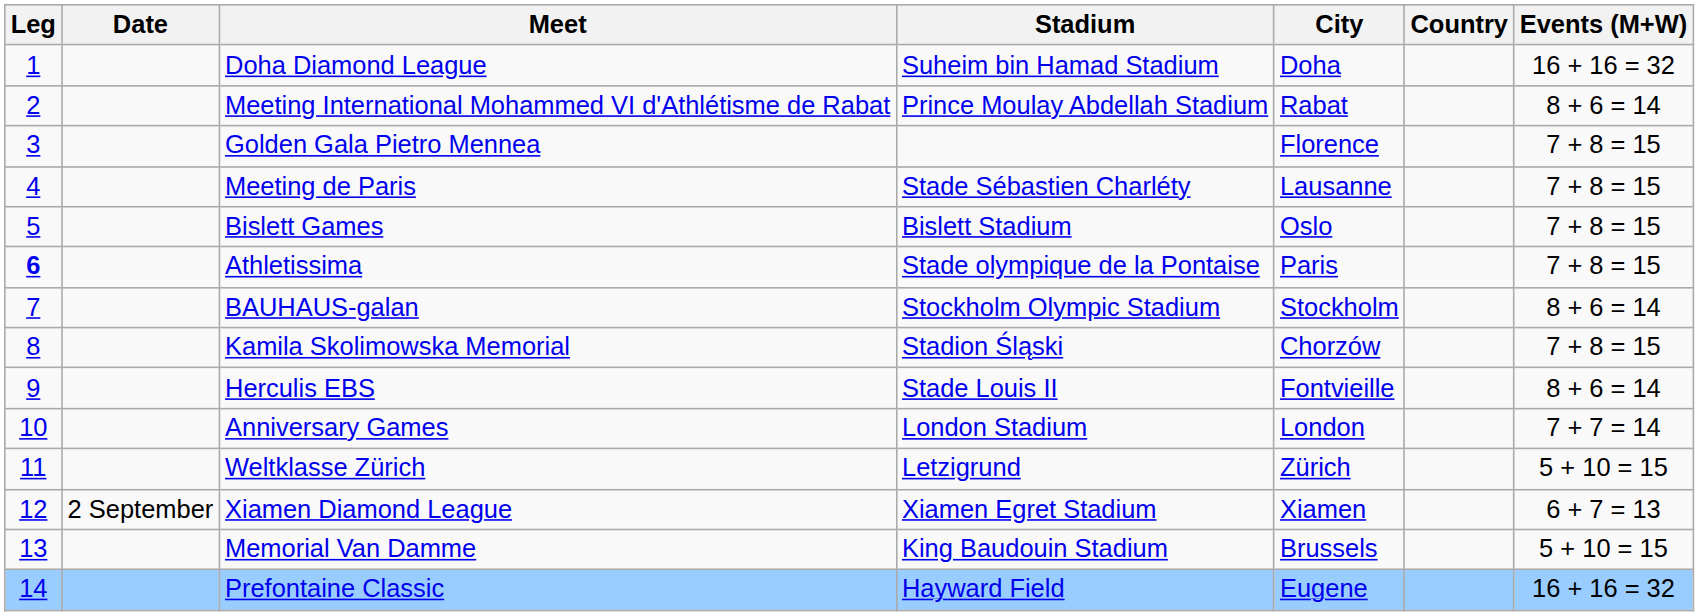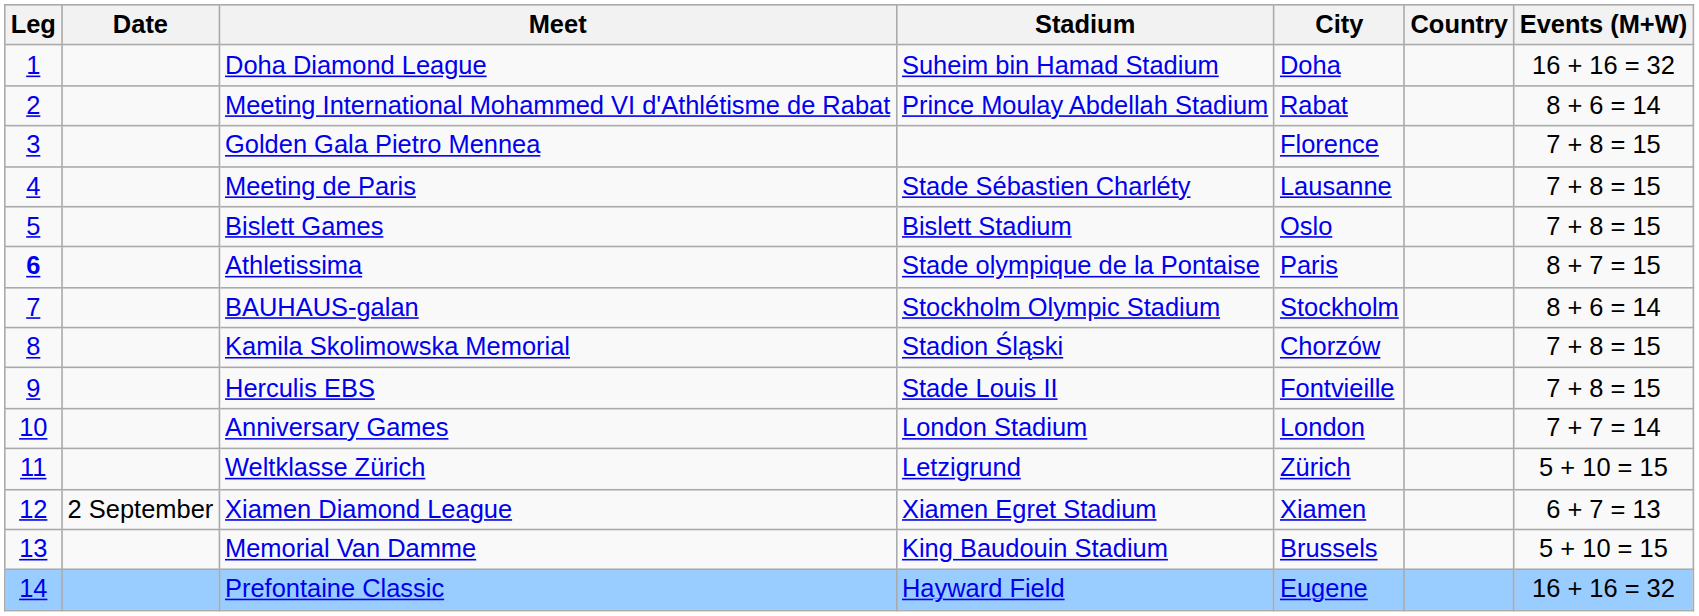(1603, 266) 7 + 8 = 15 -> (1603, 266) 8 + 7 = 15
(1603, 387) 8 + 6 = 14 -> (1603, 387) 7 + 8 = 15
